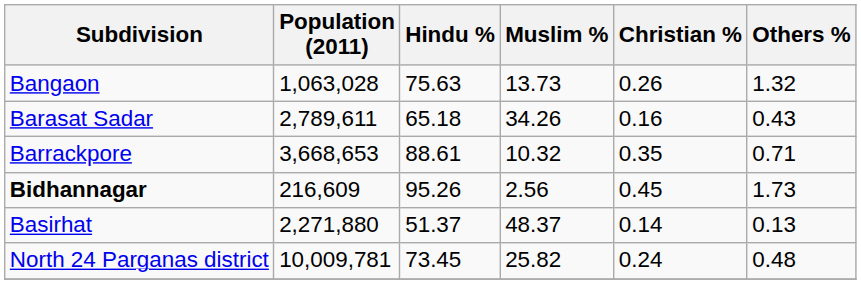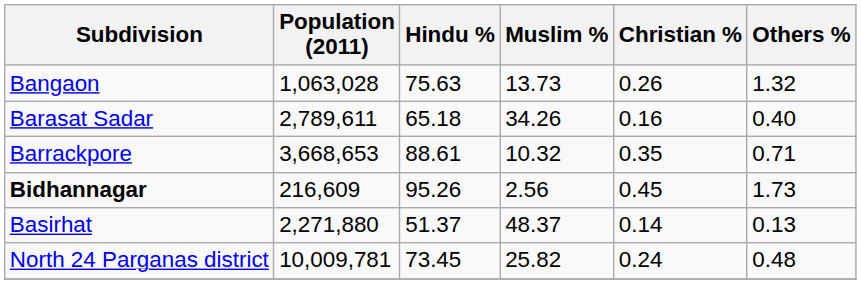(774, 118) 0.43 -> (774, 118) 0.40
